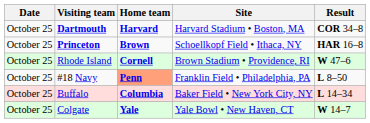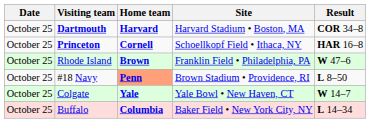(135, 45) Brown -> (136, 45) Cornell
(136, 61) Cornell -> (135, 61) Brown
(242, 61) Brown Stadium • Providence, RI -> (243, 61) Franklin Field • Philadelphia, PA
(243, 77) Franklin Field • Philadelphia, PA -> (242, 77) Brown Stadium • Providence, RI
rows swapped: (73, 93) <-> (73, 110)
